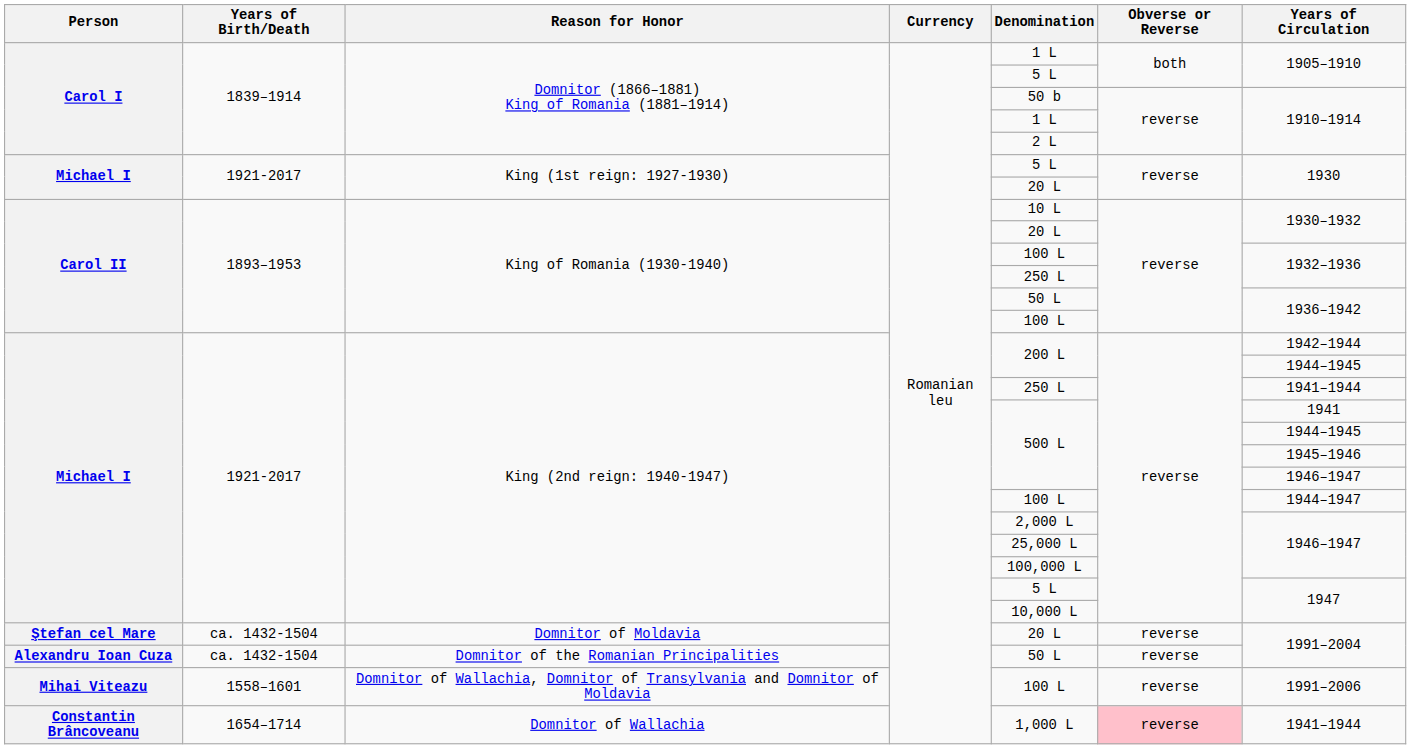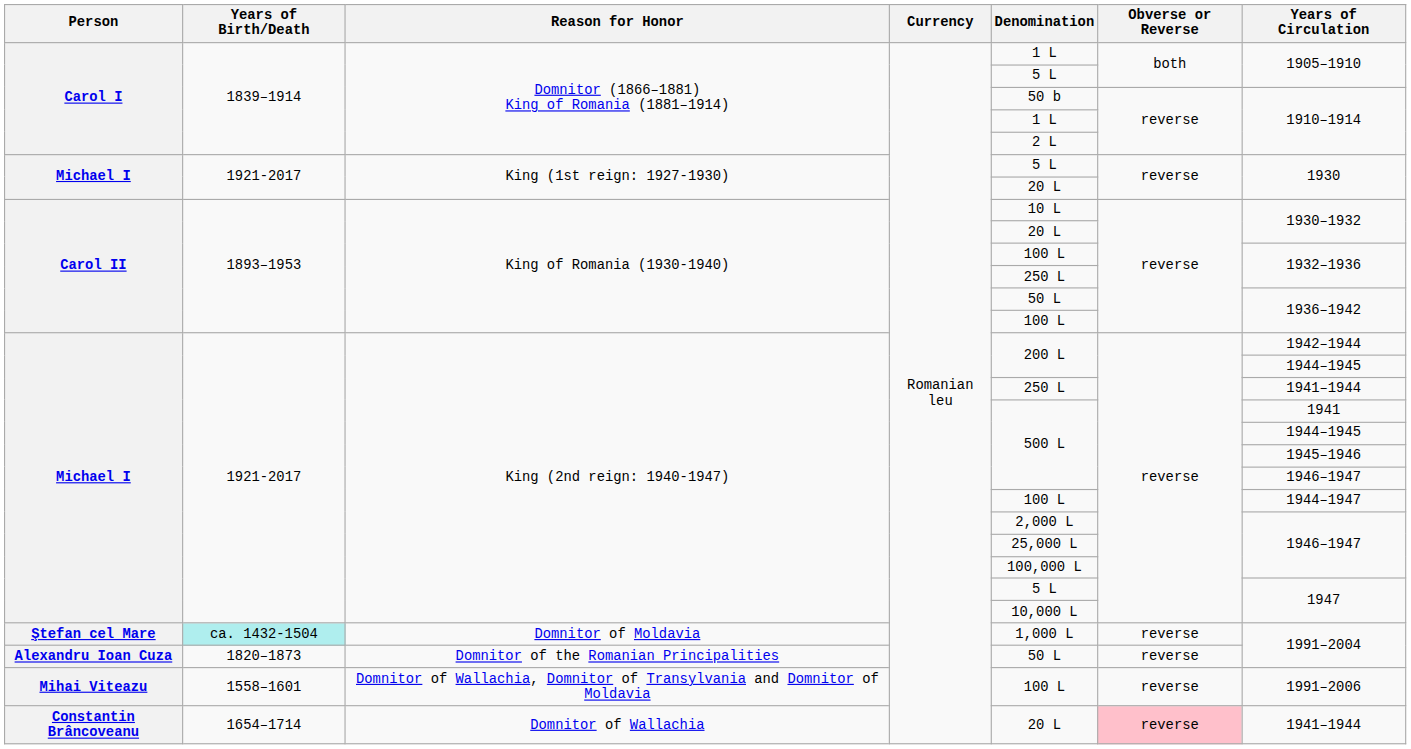(264, 635) no background -> (264, 635) paleturquoise background
(1044, 635) 20 L -> (1044, 635) 1,000 L
(264, 657) ca. 1432-1504 -> (264, 657) 1820–1873
(1044, 725) 1,000 L -> (1044, 725) 20 L
